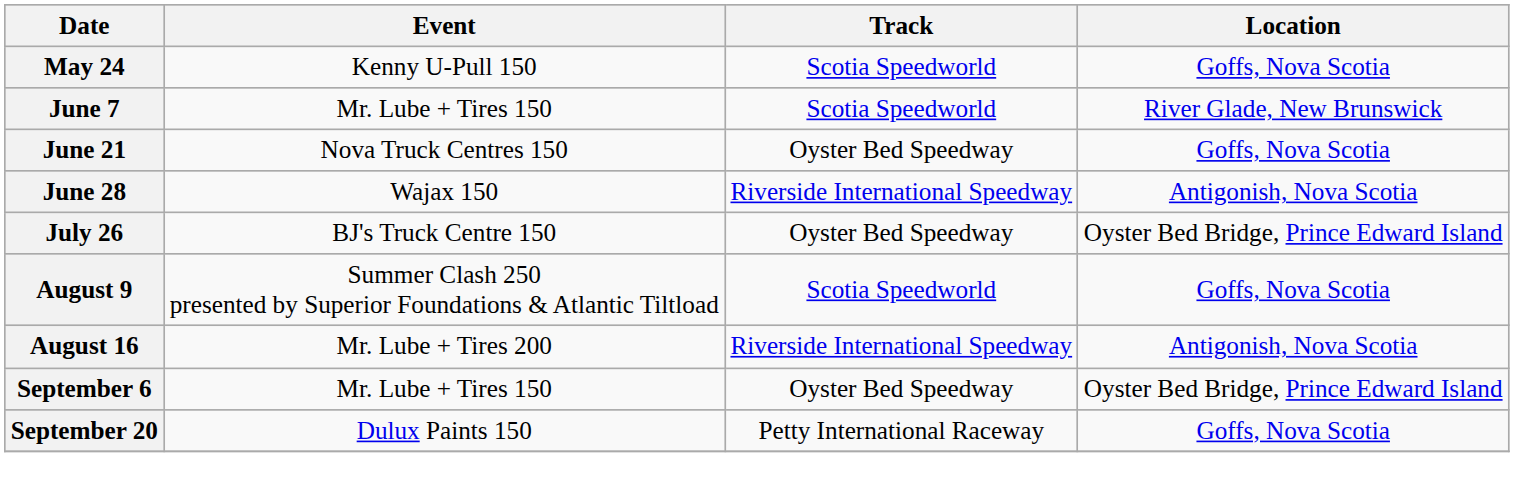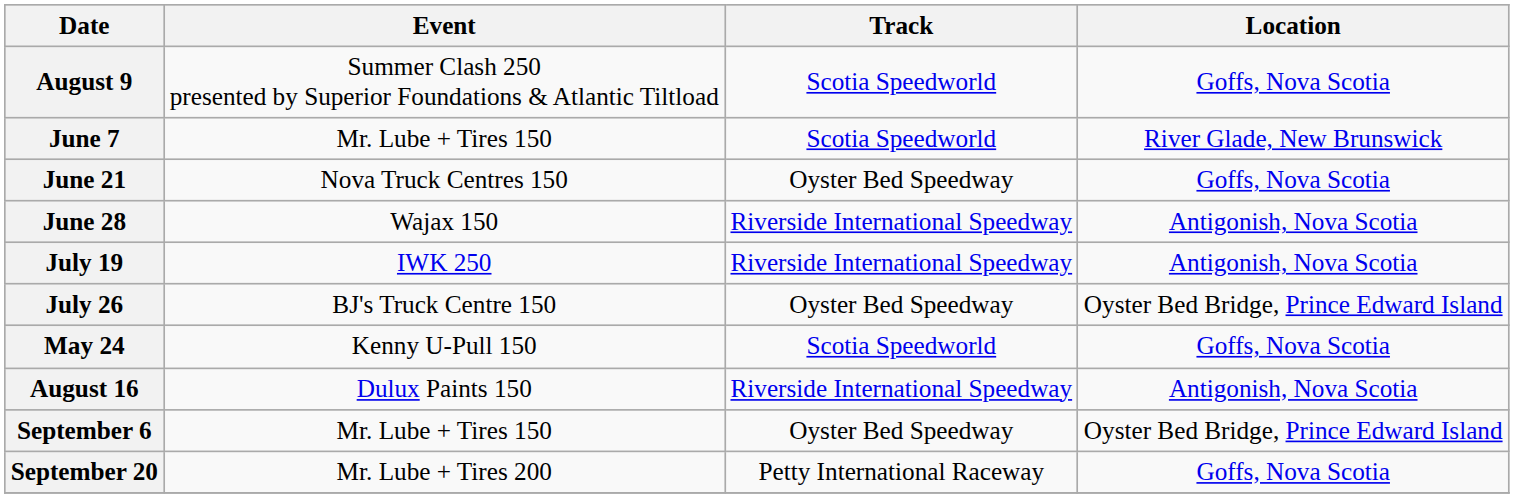rows swapped: (84, 67) <-> (84, 290)
+ row: (84, 263)
(444, 346) Mr. Lube + Tires 200 -> (444, 388) Dulux Paints 150
(444, 429) Dulux Paints 150 -> (444, 471) Mr. Lube + Tires 200
